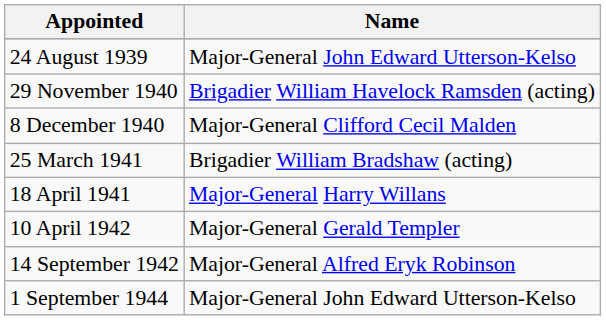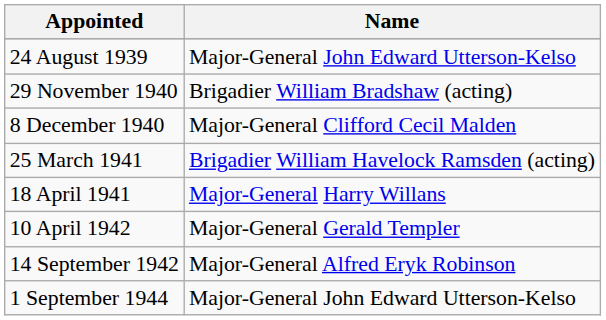(392, 90) Brigadier William Havelock Ramsden (acting) -> (351, 90) Brigadier William Bradshaw (acting)
(351, 159) Brigadier William Bradshaw (acting) -> (392, 159) Brigadier William Havelock Ramsden (acting)
